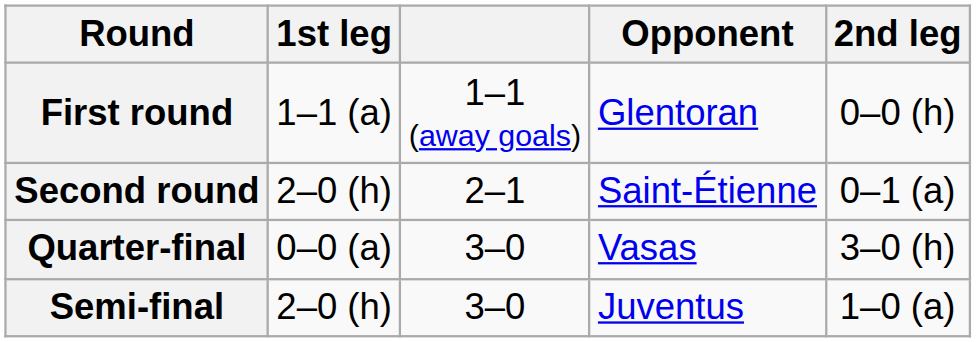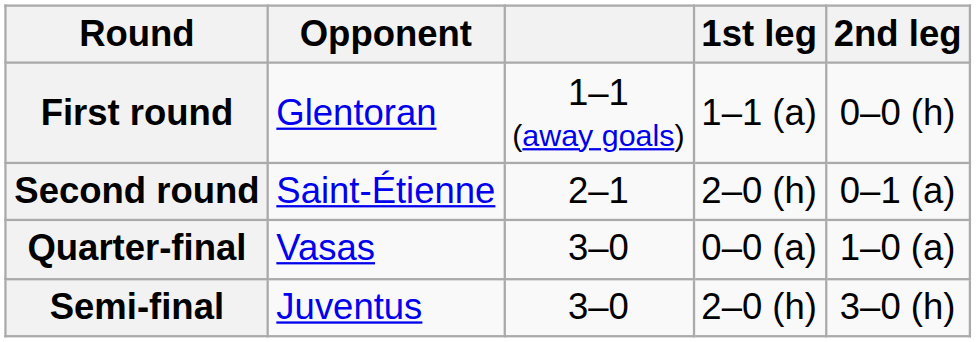columns swapped: (707, 33) <-> (334, 33)
(898, 248) 3–0 (h) -> (898, 248) 1–0 (a)
(898, 306) 1–0 (a) -> (898, 306) 3–0 (h)
